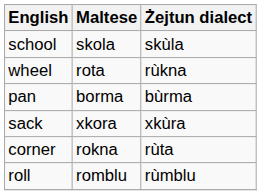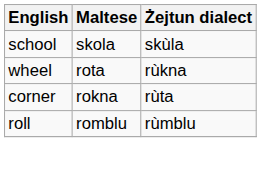- row: (22, 96)
- row: (25, 123)
